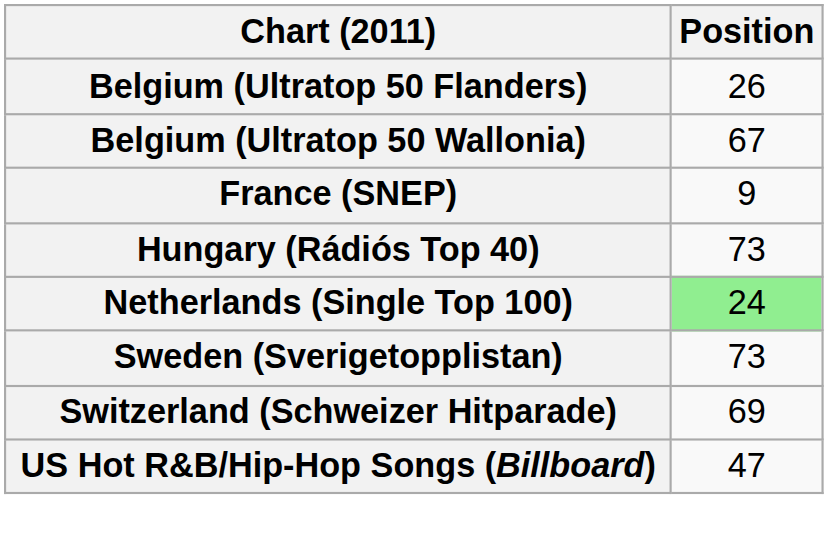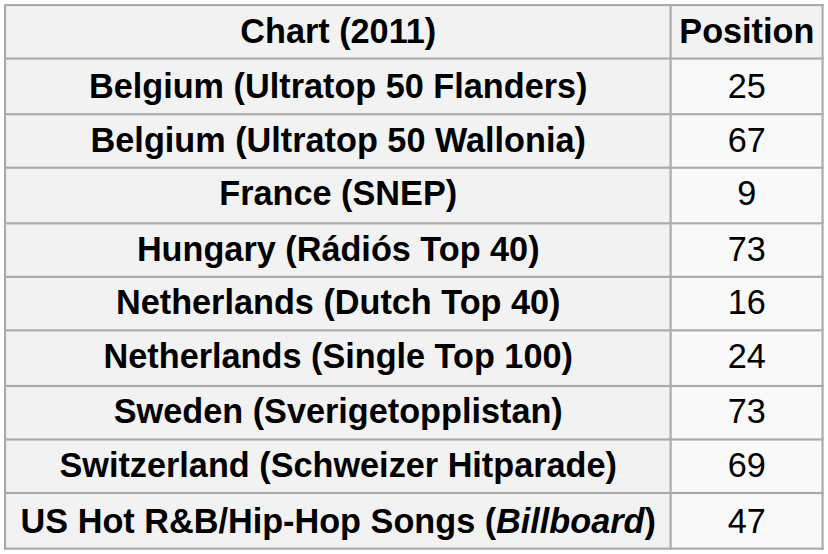(747, 85) 26 -> (747, 85) 25
+ row: (338, 303)
(747, 303) lightgreen background -> (747, 357) no background
